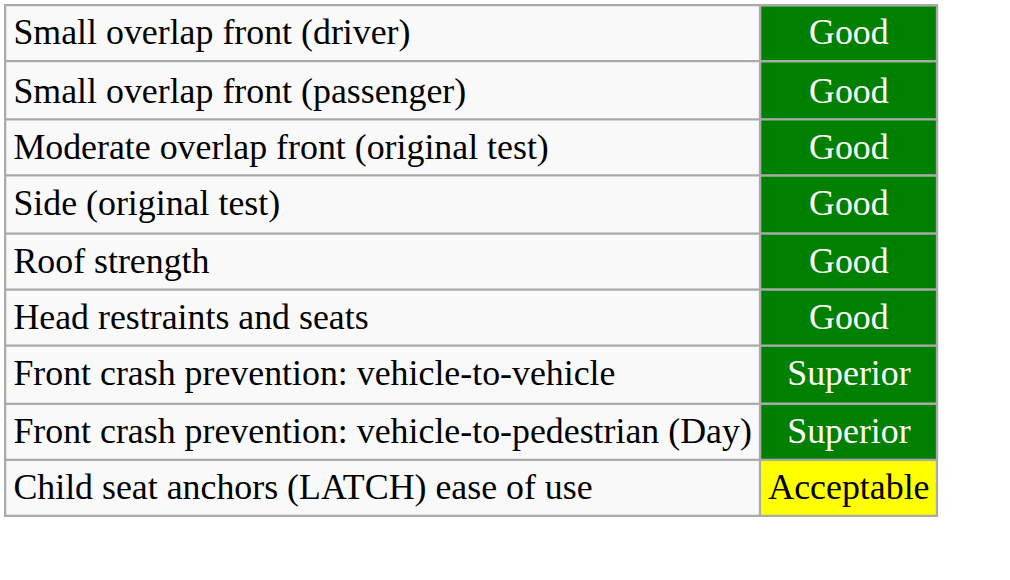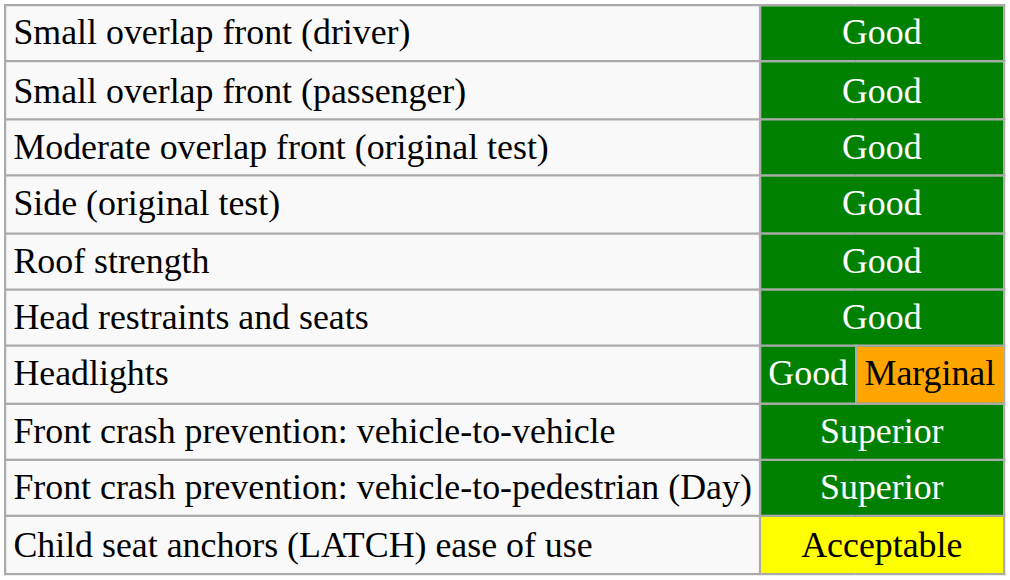+ row: (91, 373)
